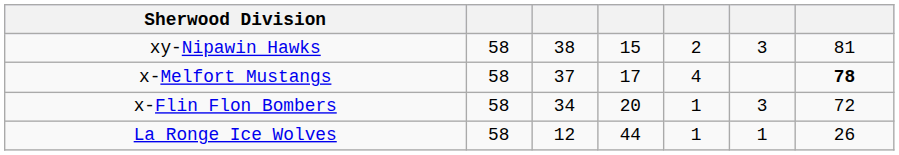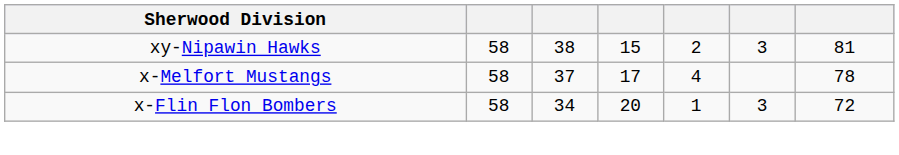(844, 77) bold -> (844, 77) normal
- row: (235, 135)
